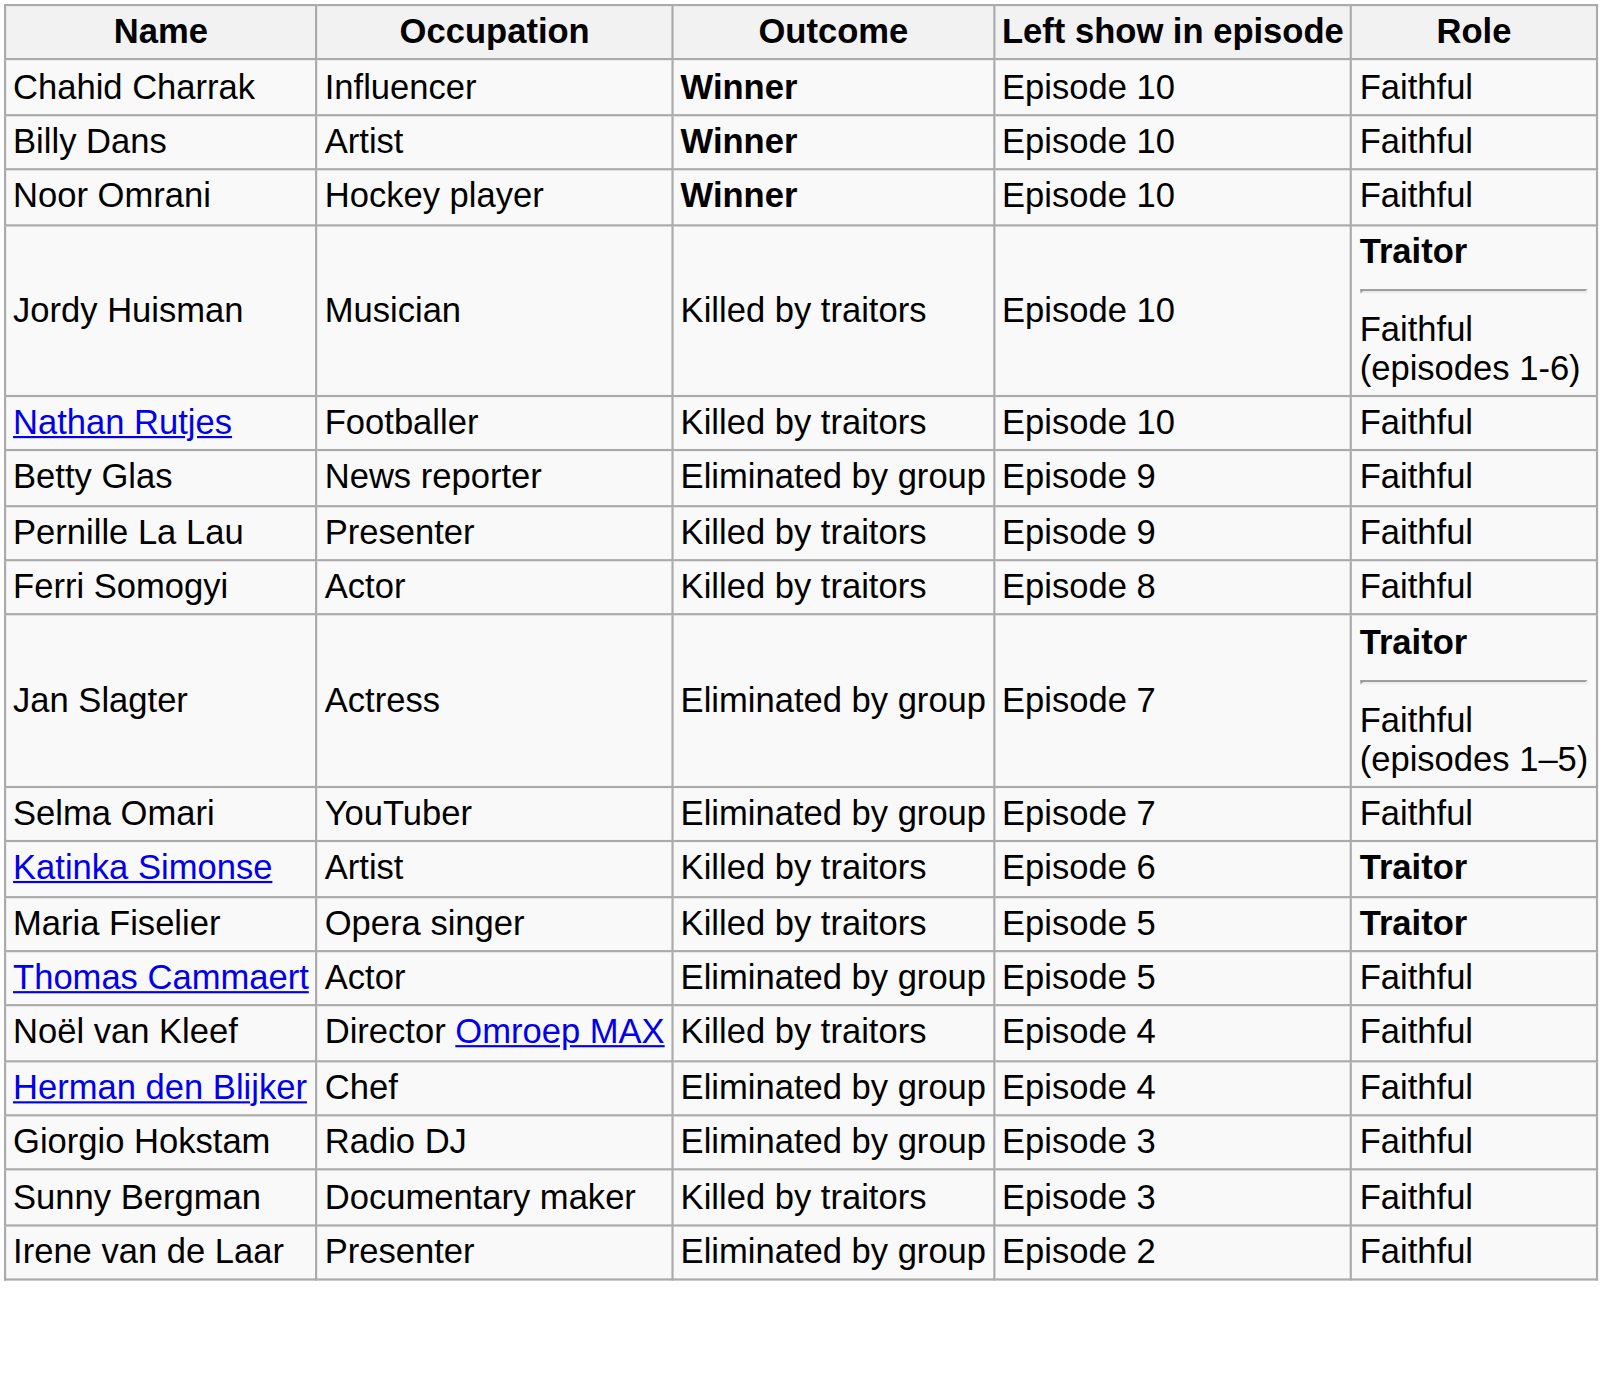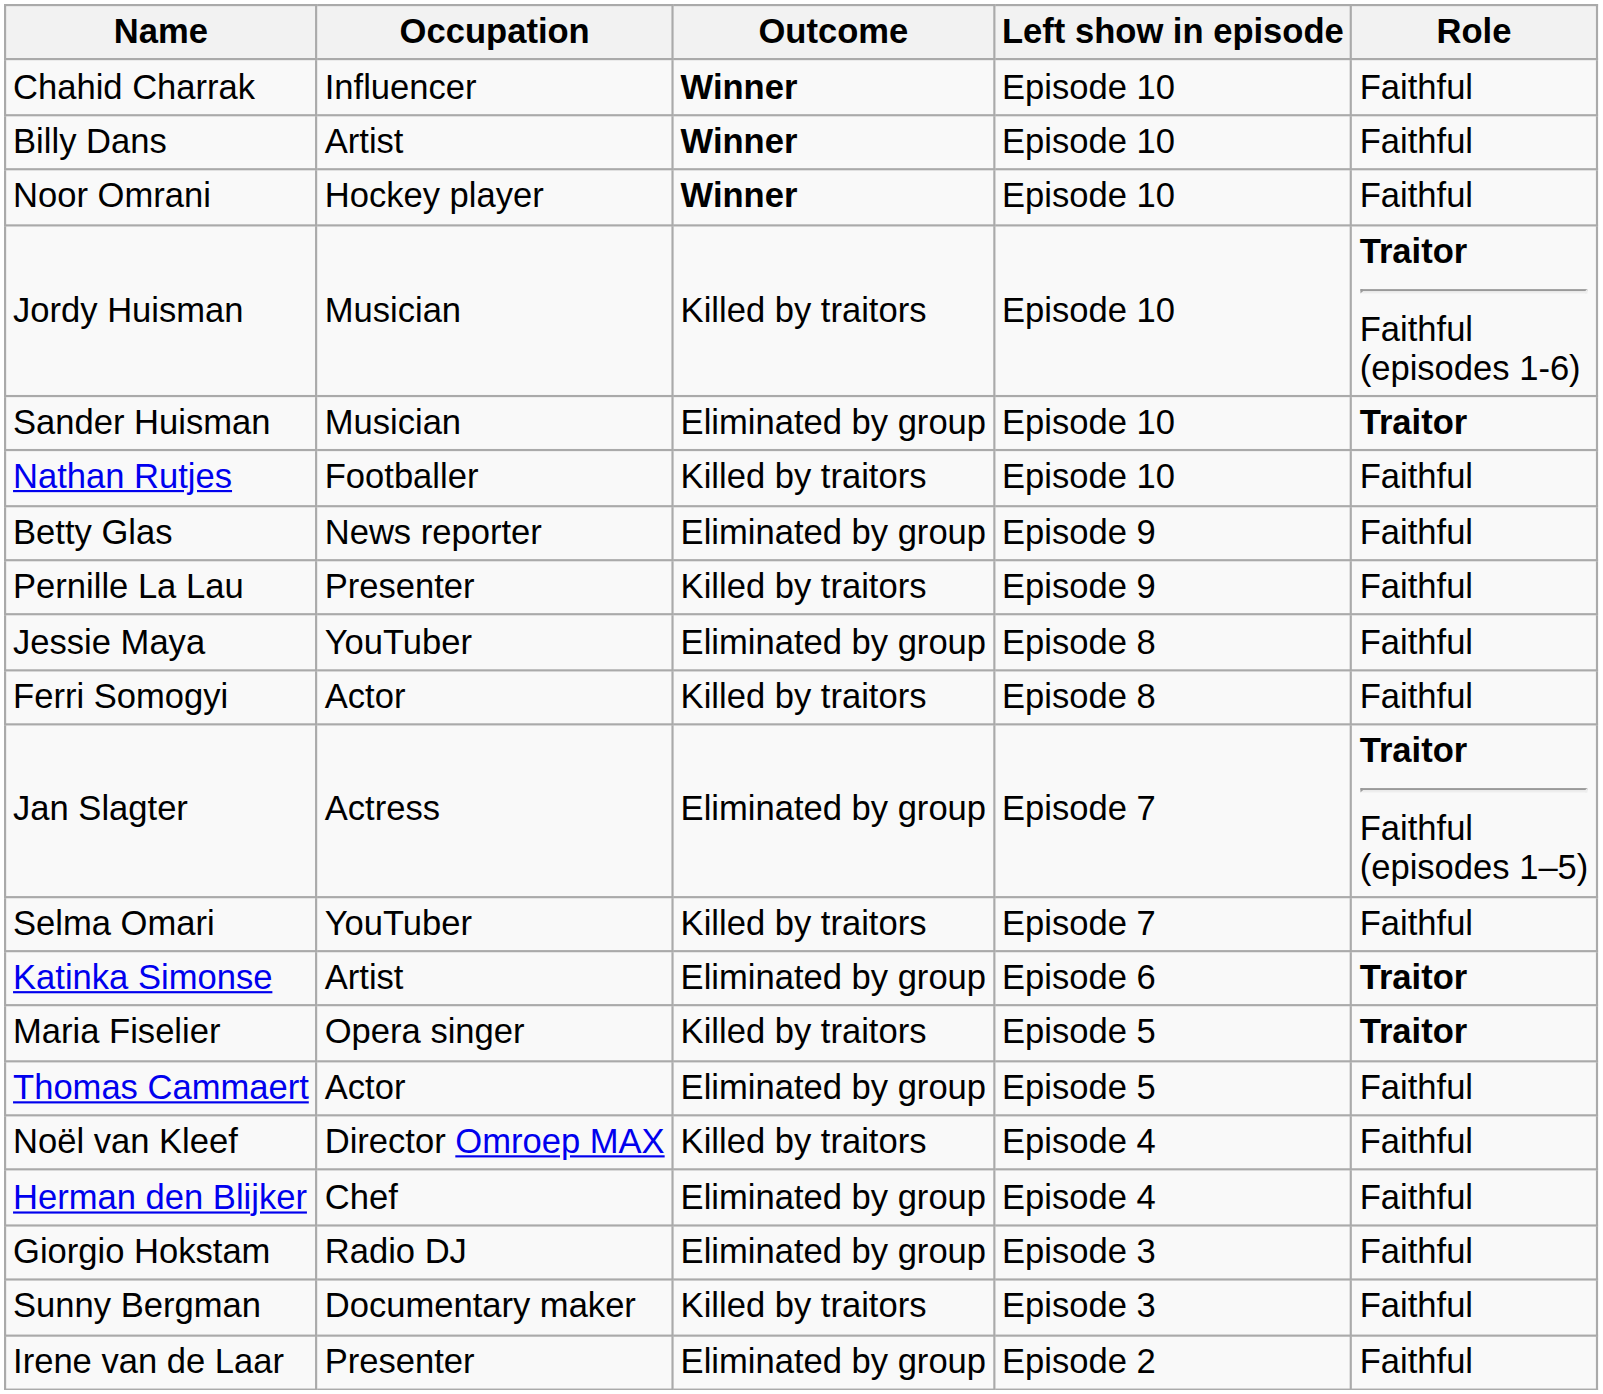+ row: (142, 422)
+ row: (109, 641)
(833, 813) Eliminated by group -> (804, 922) Killed by traitors
(804, 868) Killed by traitors -> (833, 977) Eliminated by group
